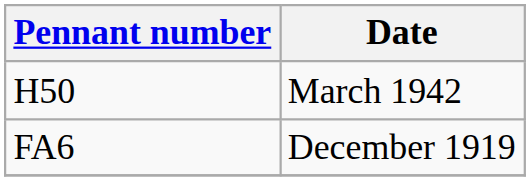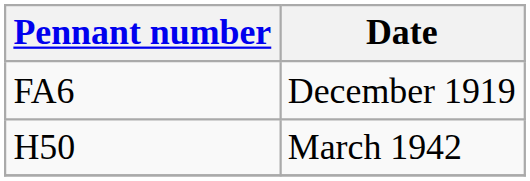rows swapped: (44, 146) <-> (44, 89)
